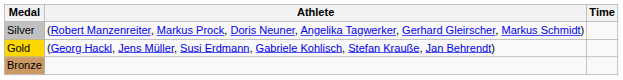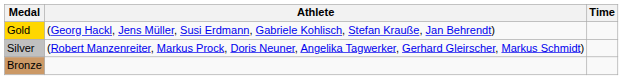rows swapped: (19, 48) <-> (21, 30)
